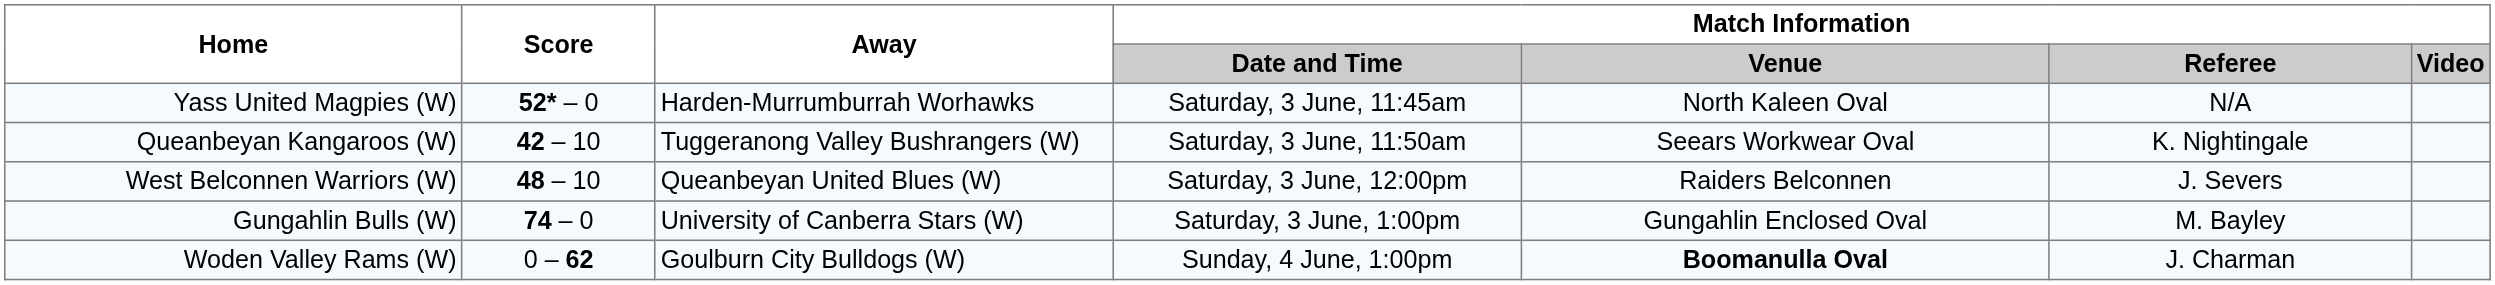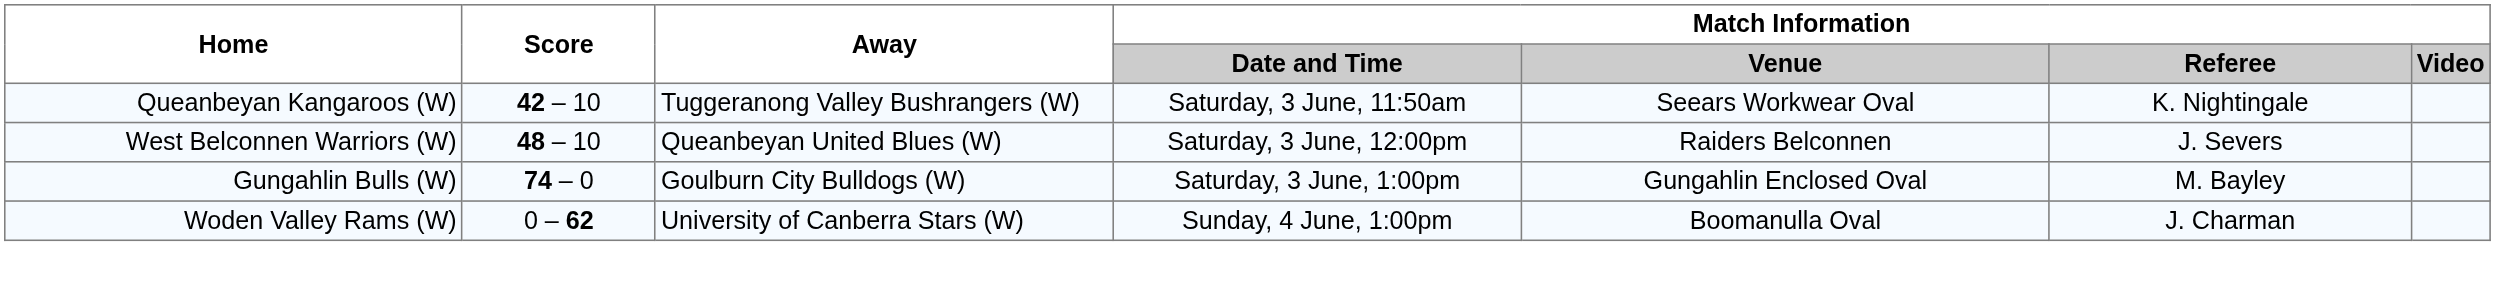- row: (315, 102)
(842, 220) University of Canberra Stars (W) -> (813, 181) Goulburn City Bulldogs (W)
(813, 259) Goulburn City Bulldogs (W) -> (842, 220) University of Canberra Stars (W)
(1785, 259) bold -> (1785, 220) normal
